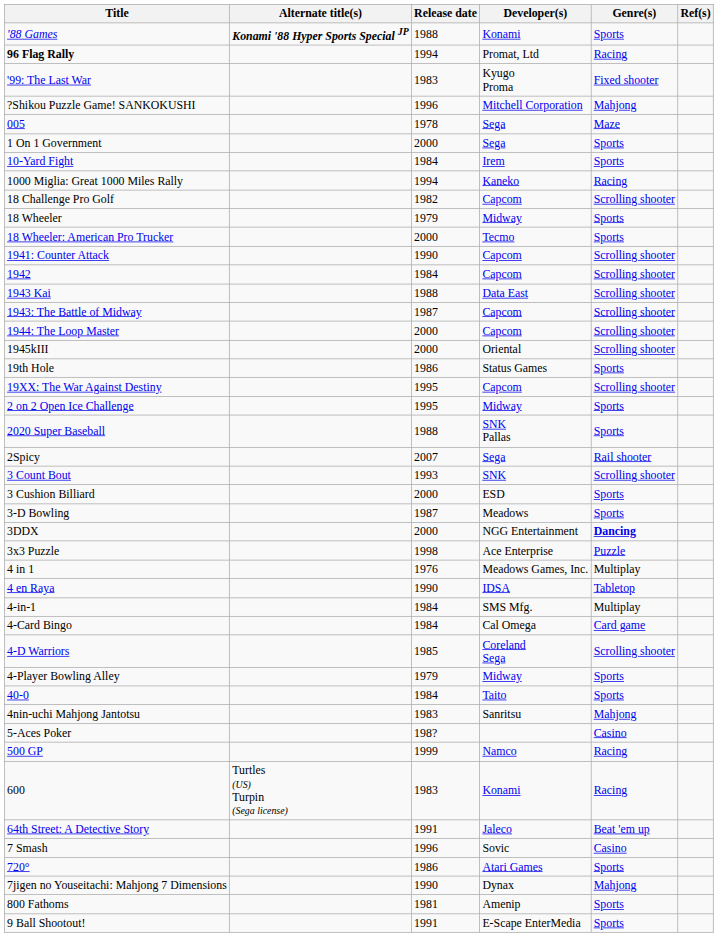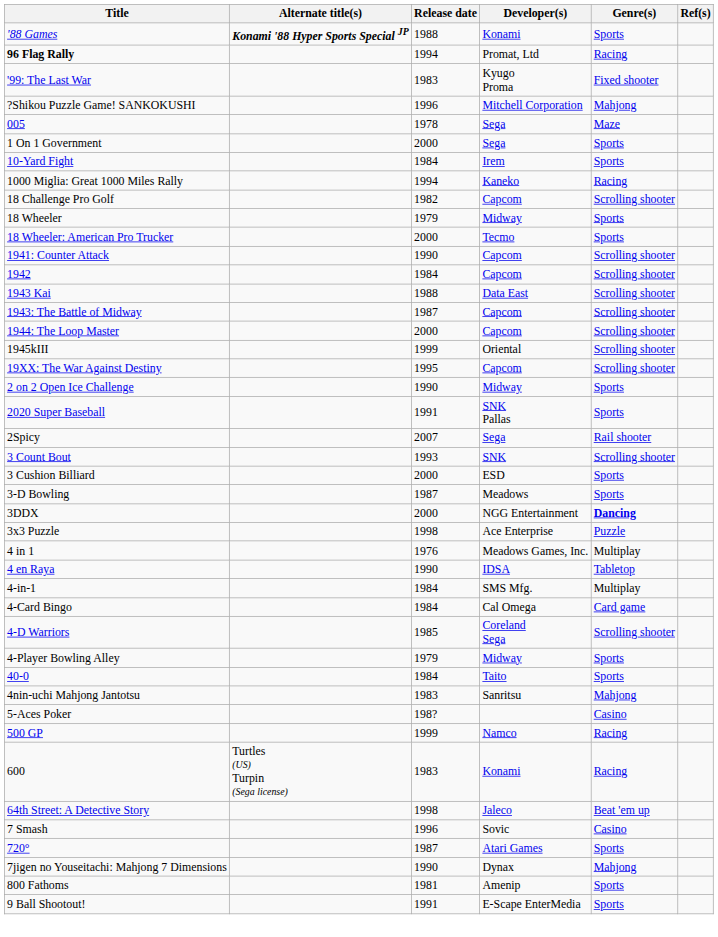(426, 349) 2000 -> (426, 349) 1999
- row: (31, 368)
(426, 405) 1995 -> (426, 387) 1990
(426, 431) 1988 -> (426, 412) 1991
(426, 829) 1991 -> (426, 810) 1998
(426, 866) 1986 -> (426, 848) 1987
